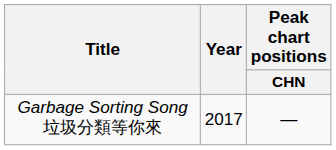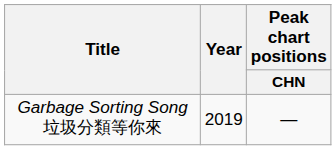(224, 119) 2017 -> (224, 119) 2019
